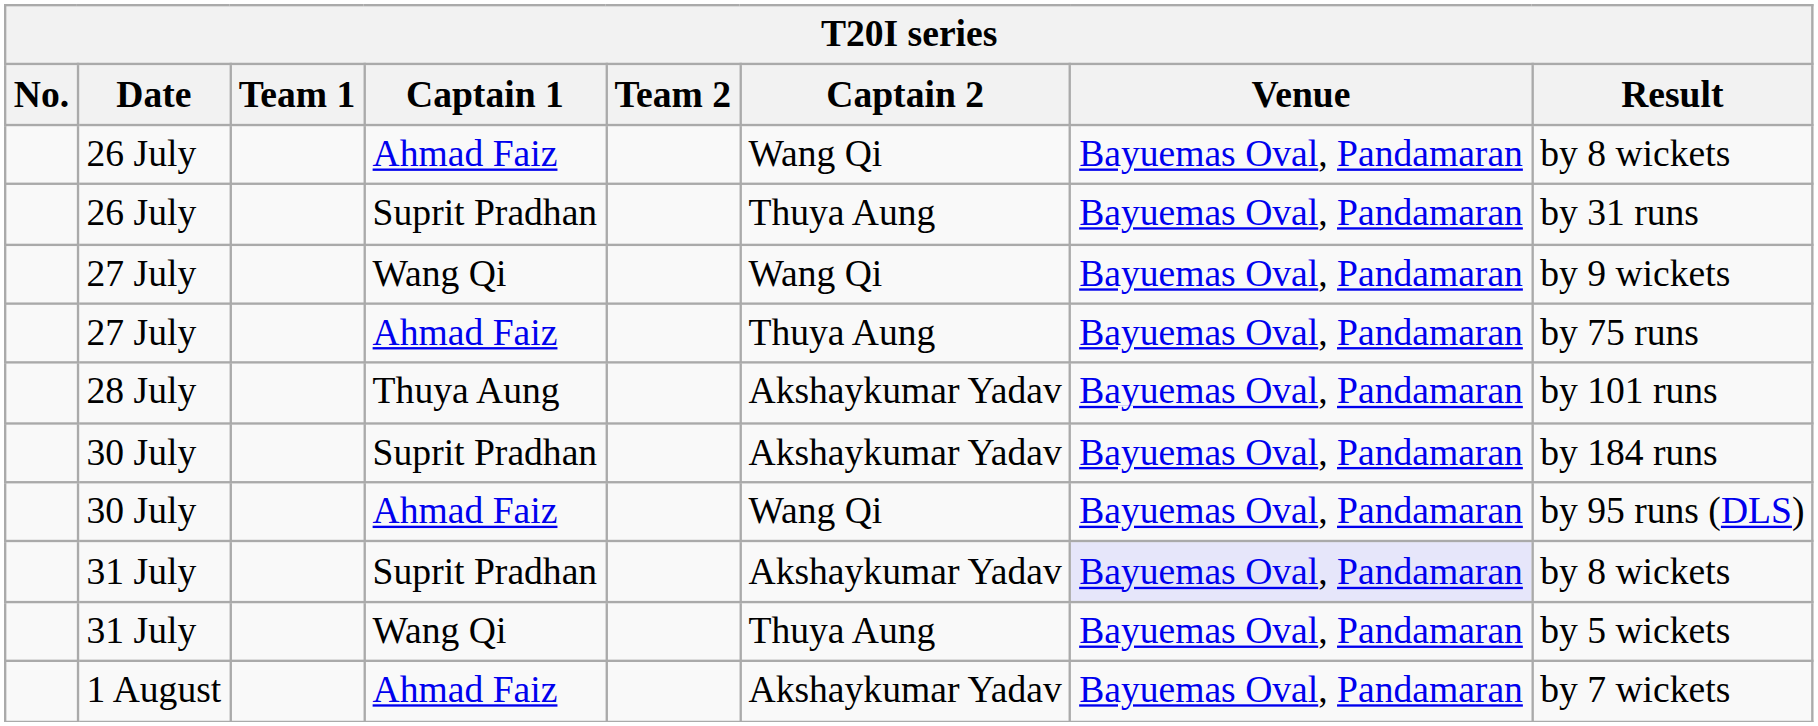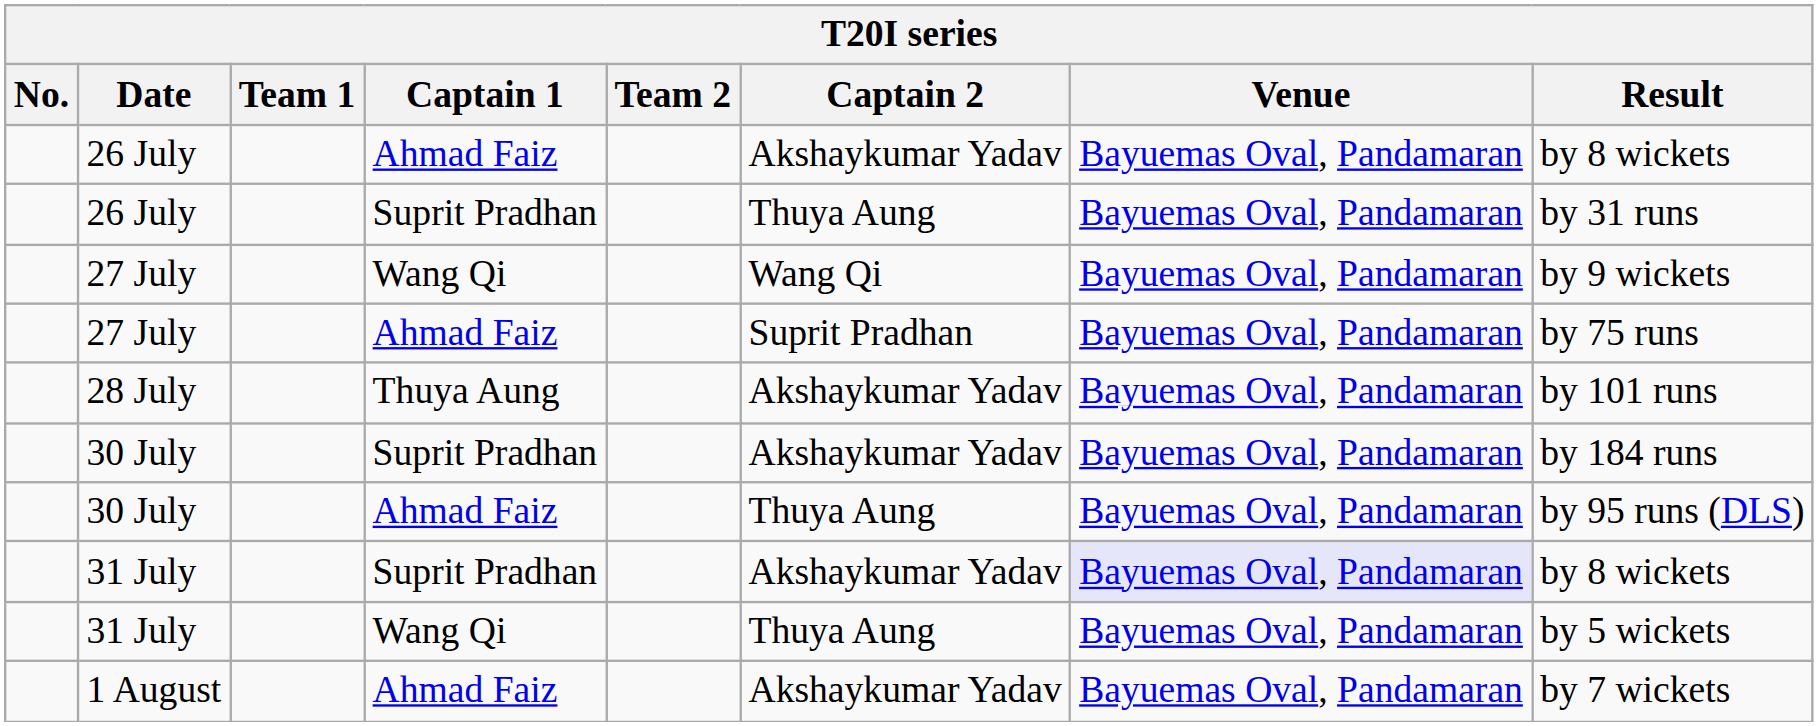(815, 153) Wang Qi -> (905, 153) Akshaykumar Yadav
(842, 332) Thuya Aung -> (861, 332) Suprit Pradhan
(815, 511) Wang Qi -> (842, 511) Thuya Aung
